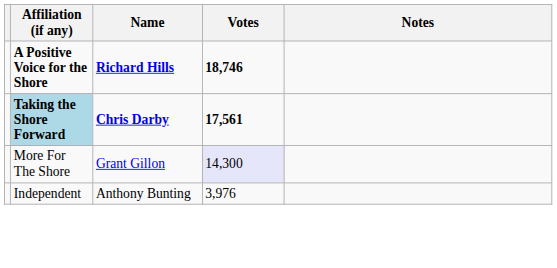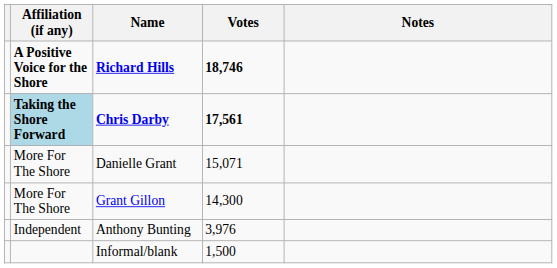+ row: (136, 164)
(224, 164) lavender background -> (224, 201) no background
+ row: (137, 251)
